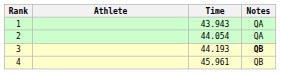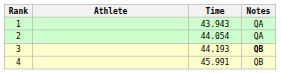(215, 62) 45.961 -> (215, 62) 45.991
